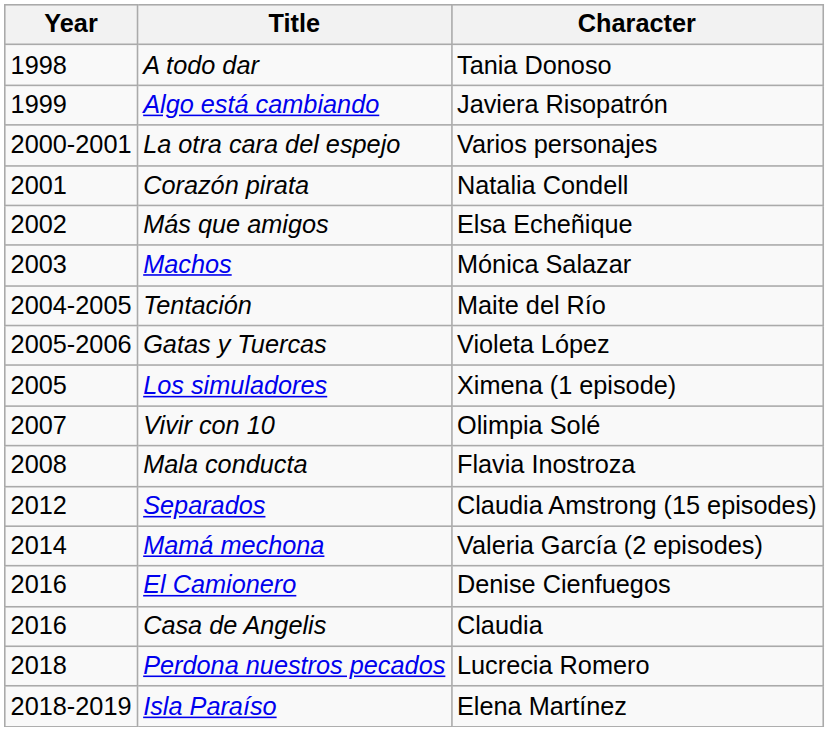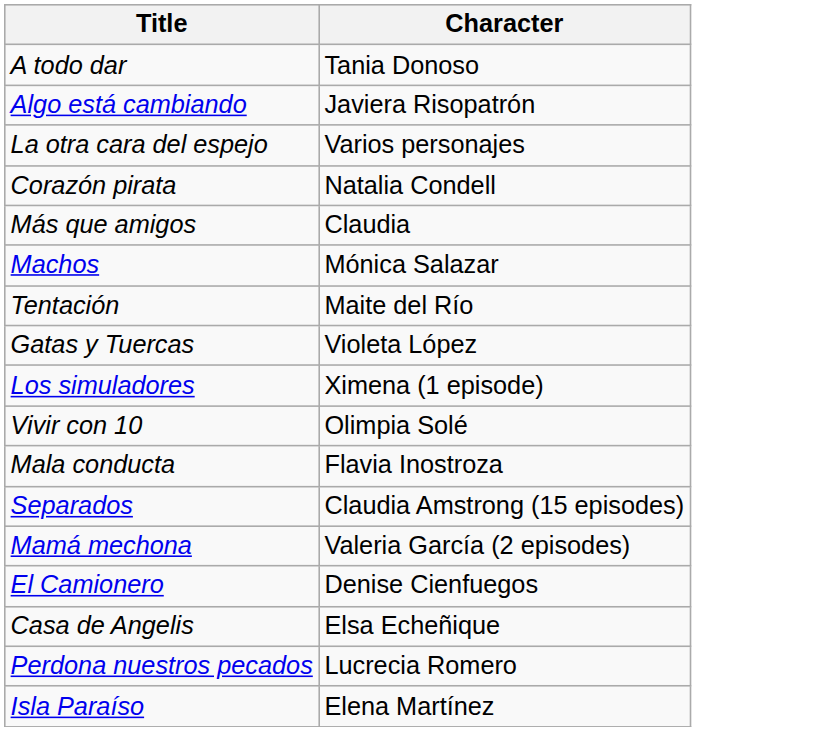- column: (71, 24)
(545, 225) Elsa Echeñique -> (367, 225) Claudia
(500, 625) Claudia -> (412, 625) Elsa Echeñique
